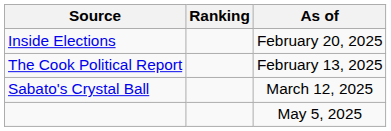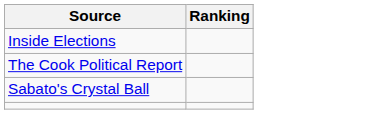- column: (320, 16)
